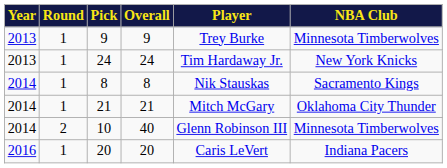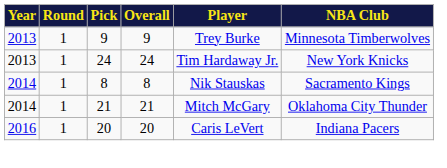- row: (104, 128)
